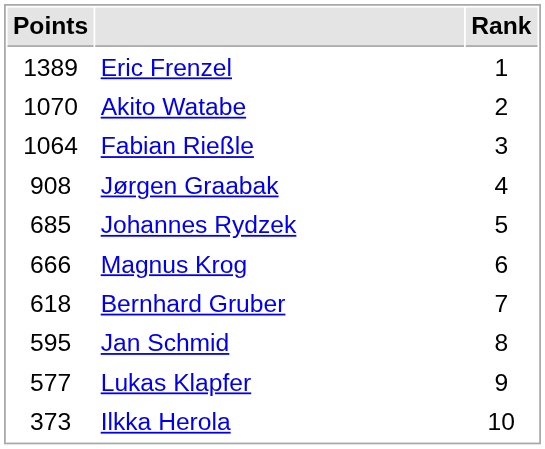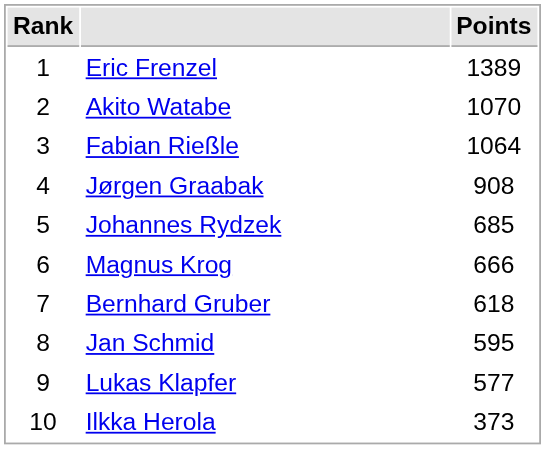columns swapped: (501, 26) <-> (51, 26)
